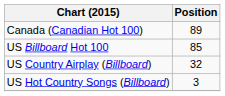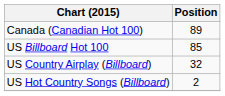(196, 82) 3 -> (196, 82) 2
